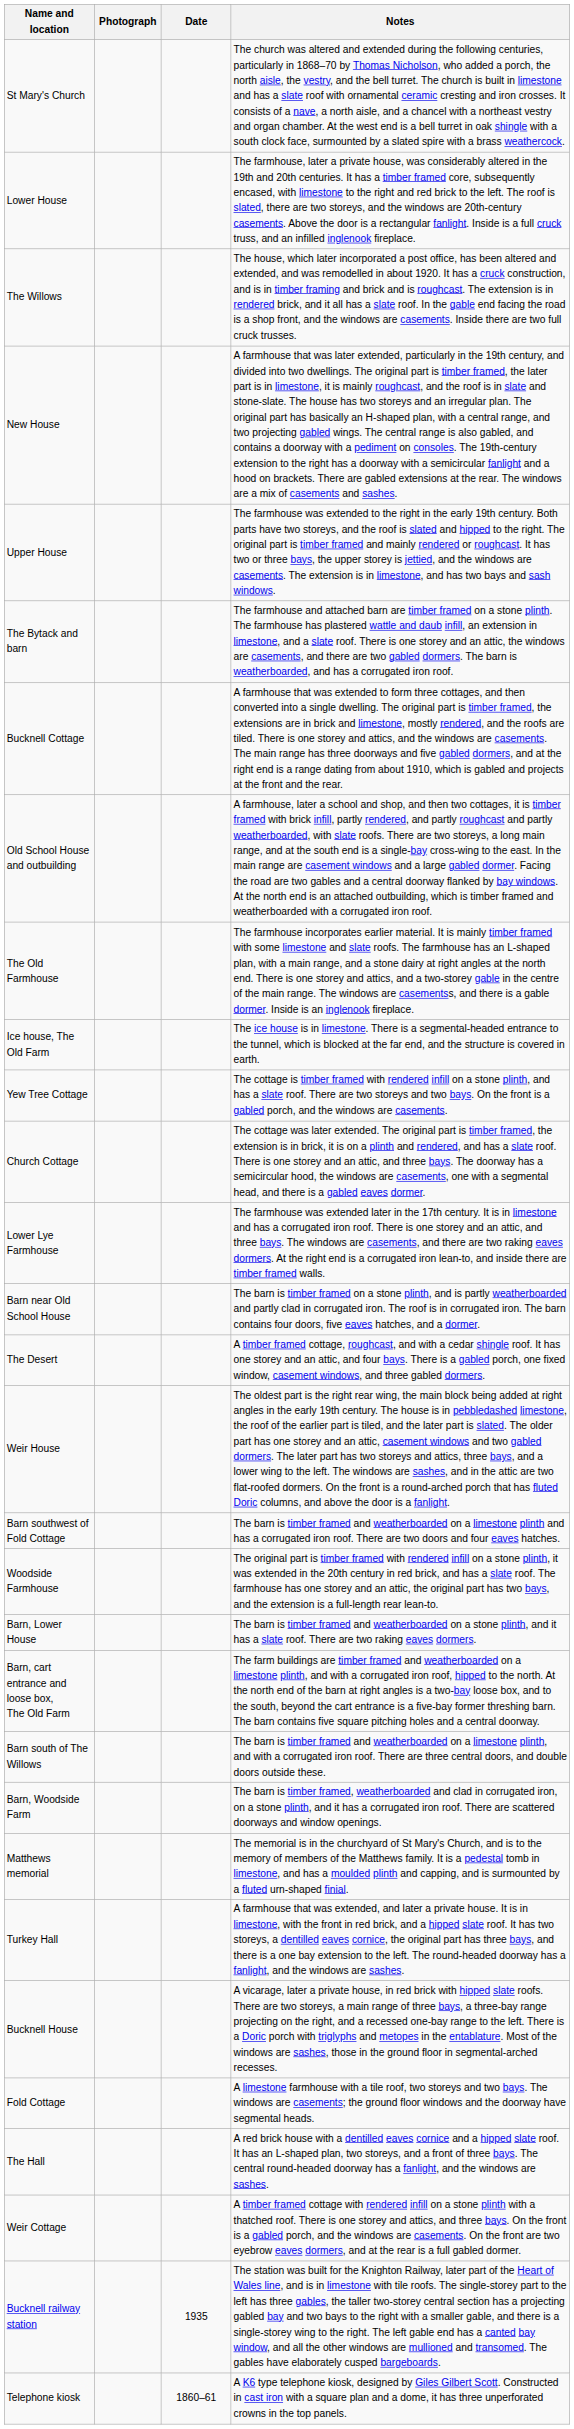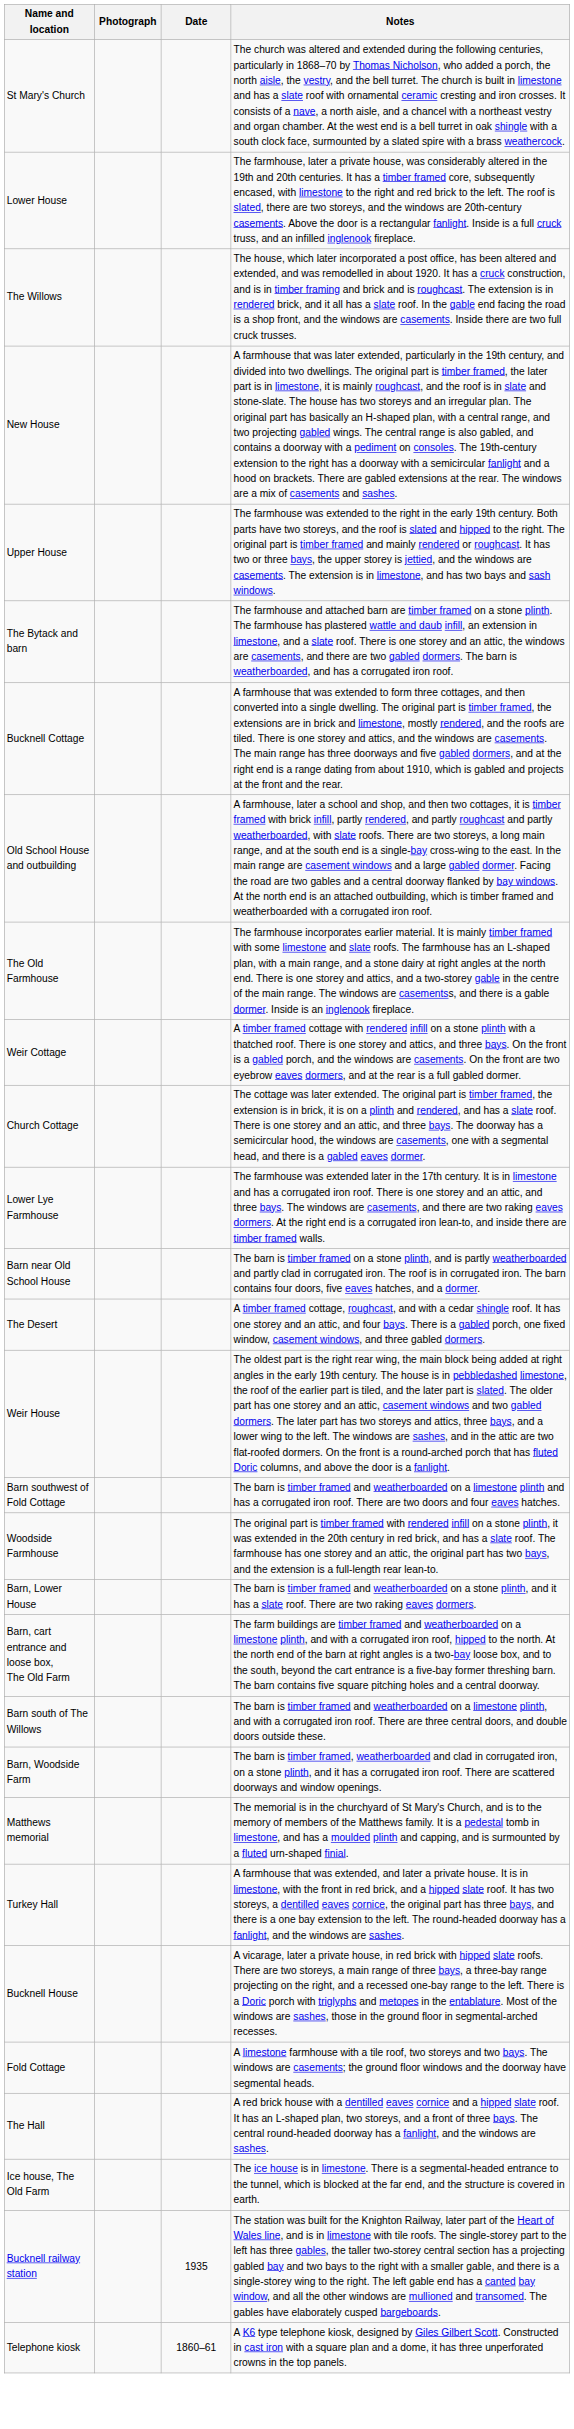rows swapped: (36, 2227) <-> (40, 1044)
- row: (47, 1095)
